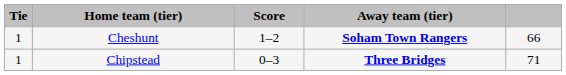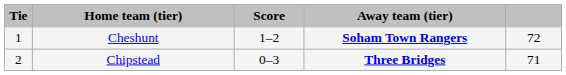(534, 38) 66 -> (534, 38) 72
(18, 60) 1 -> (18, 60) 2
